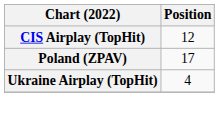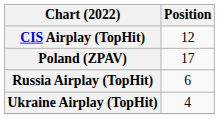+ row: (83, 80)
